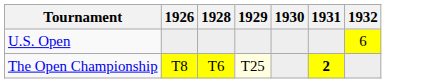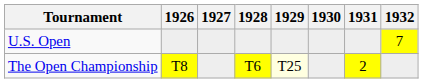+ column: (216, 16)
(363, 41) 6 -> (400, 41) 7
(326, 66) bold -> (363, 66) normal
